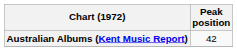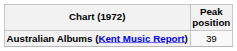(211, 38) 42 -> (211, 38) 39
